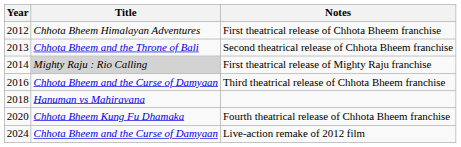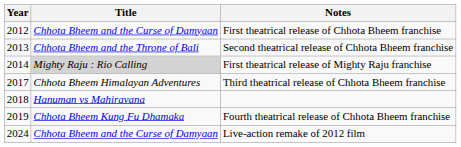(117, 30) Chhota Bheem Himalayan Adventures -> (126, 30) Chhota Bheem and the Curse of Damyaan
(18, 82) 2016 -> (18, 82) 2017
(126, 82) Chhota Bheem and the Curse of Damyaan -> (117, 82) Chhota Bheem Himalayan Adventures
(18, 116) 2020 -> (18, 116) 2019
